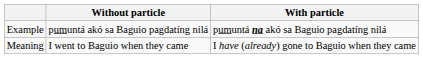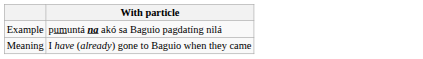- column: (128, 12)
